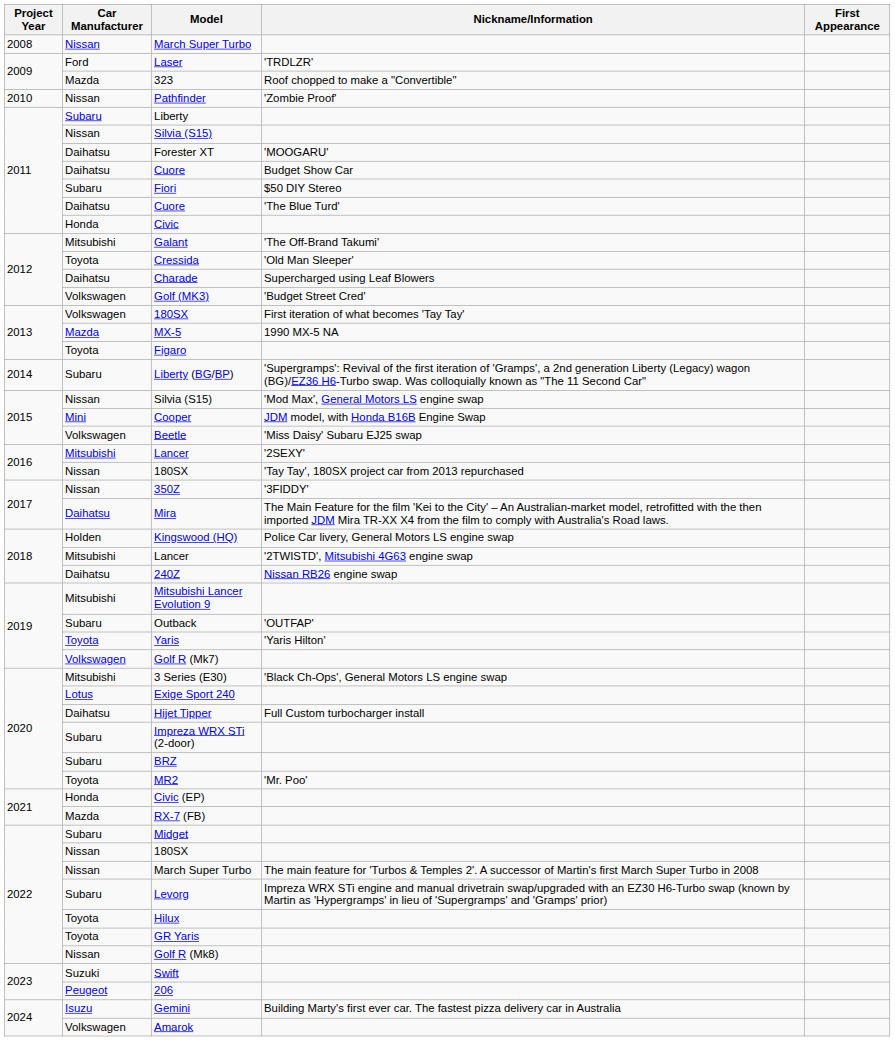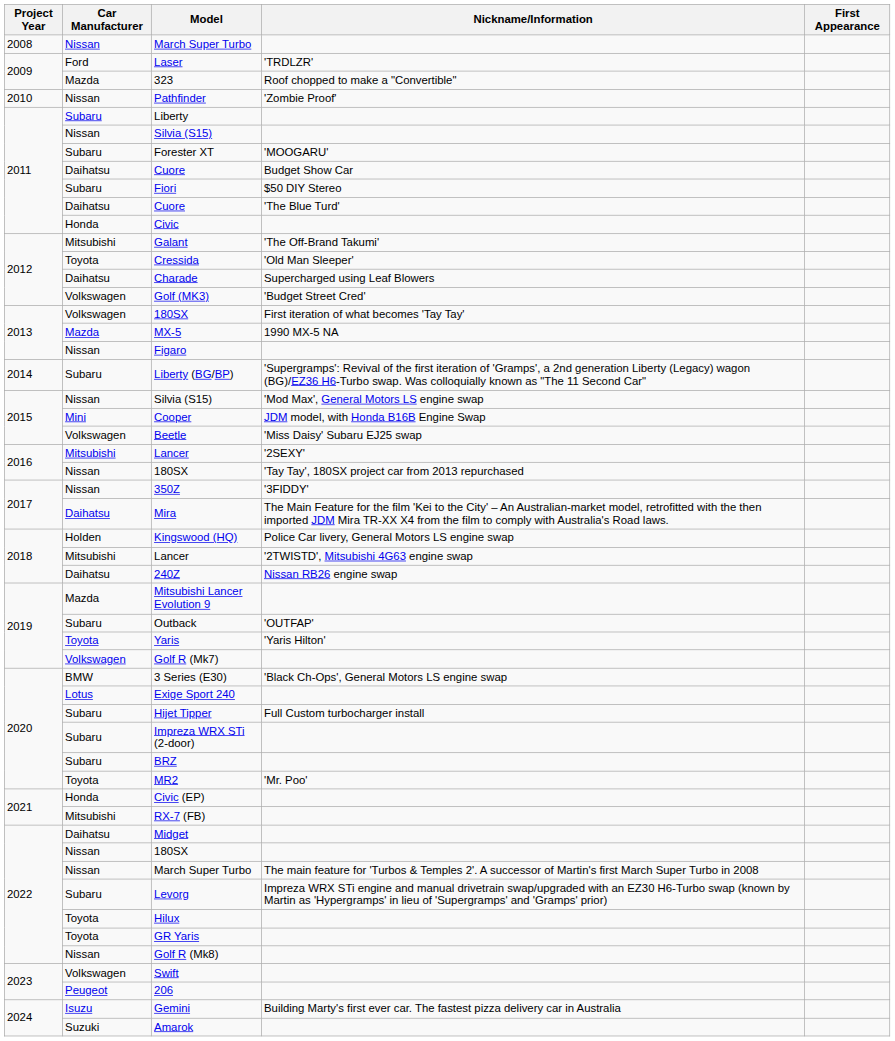(88, 152) Daihatsu -> (83, 152) Subaru
(82, 350) Toyota -> (82, 350) Nissan
(90, 598) Mitsubishi -> (82, 598) Mazda
(90, 677) Mitsubishi -> (79, 677) BMW
(88, 713) Daihatsu -> (83, 713) Subaru
(82, 816) Mazda -> (90, 816) Mitsubishi
(83, 834) Subaru -> (88, 834) Daihatsu
(82, 972) Suzuki -> (95, 972) Volkswagen
(95, 1027) Volkswagen -> (82, 1027) Suzuki
